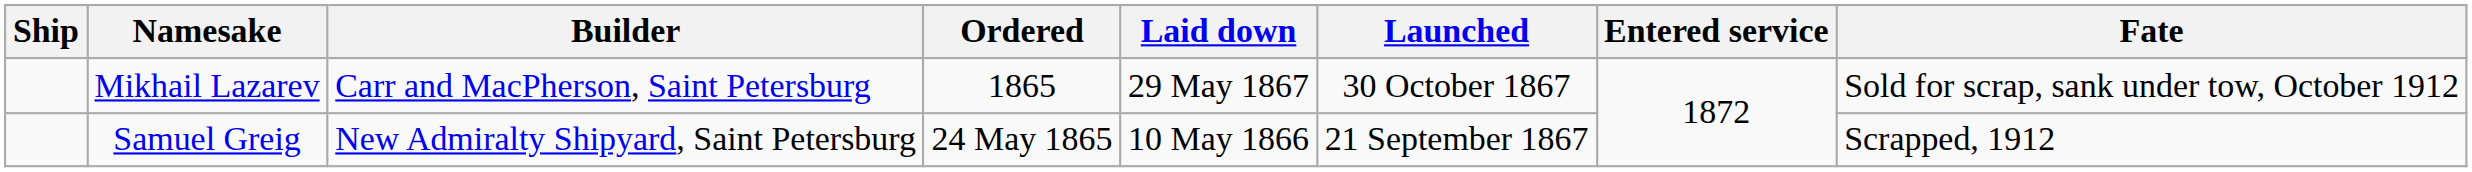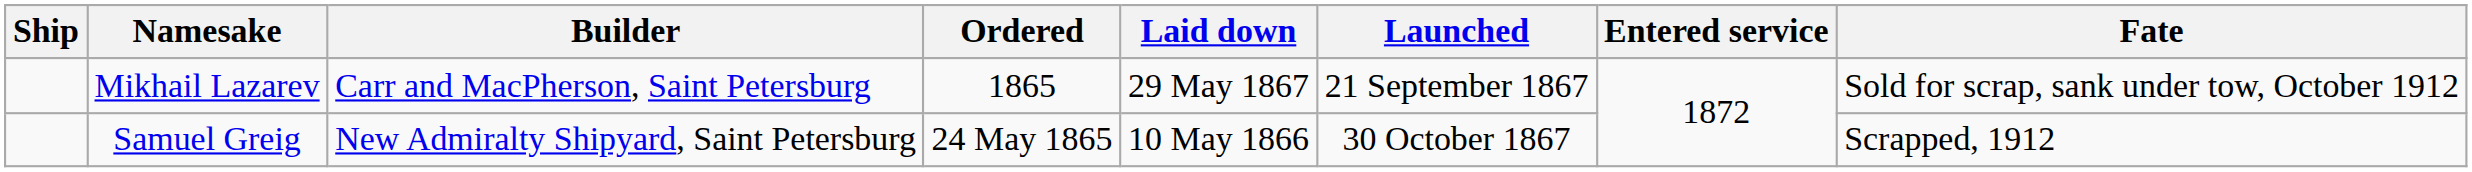(1456, 85) 30 October 1867 -> (1457, 85) 21 September 1867
(1457, 138) 21 September 1867 -> (1456, 138) 30 October 1867
